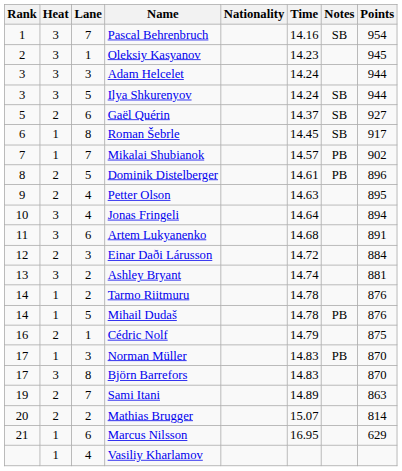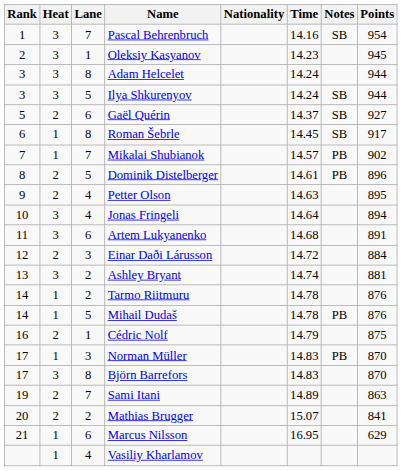(88, 74) 3 -> (88, 74) 8
(377, 415) 814 -> (377, 415) 841
